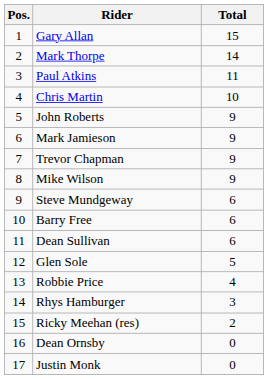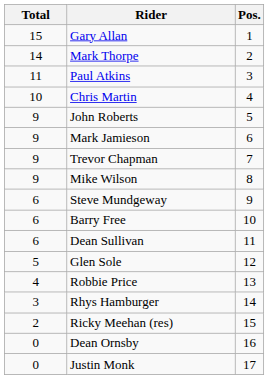columns swapped: (19, 14) <-> (232, 14)
